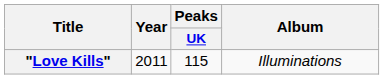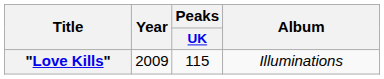(151, 61) 2011 -> (152, 61) 2009
